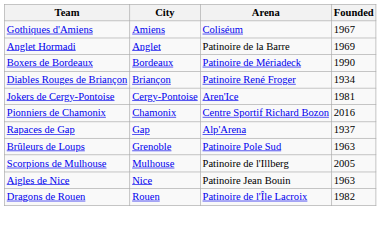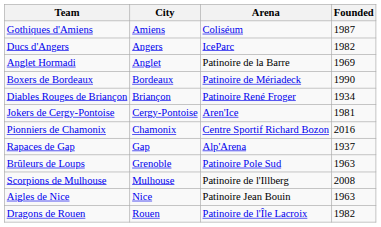(344, 29) 1967 -> (344, 29) 1987
+ row: (38, 46)
(344, 163) 2005 -> (344, 180) 2008
